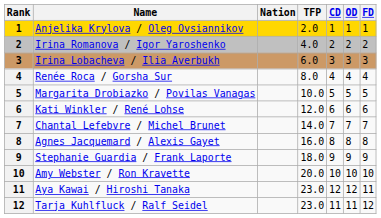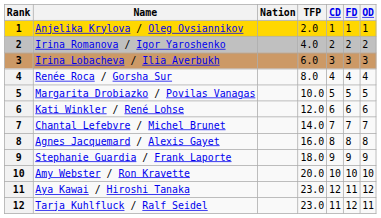columns swapped: (351, 12) <-> (368, 12)
